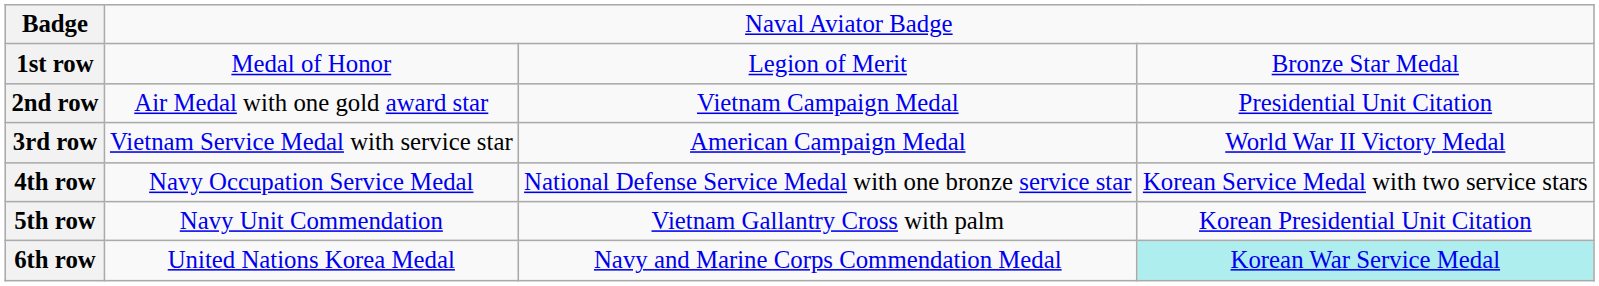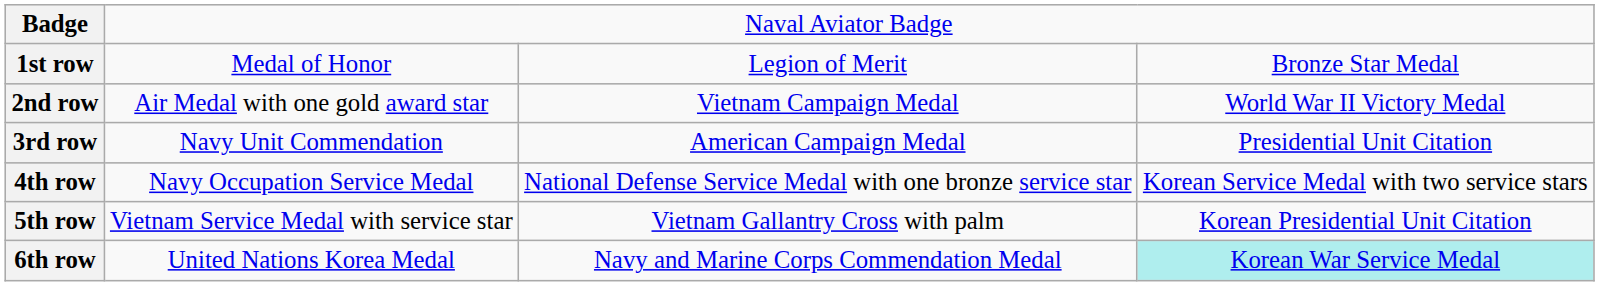(1365, 102) Presidential Unit Citation -> (1365, 102) World War II Victory Medal
(311, 142) Vietnam Service Medal with service star -> (311, 142) Navy Unit Commendation
(1365, 142) World War II Victory Medal -> (1365, 142) Presidential Unit Citation
(311, 220) Navy Unit Commendation -> (311, 220) Vietnam Service Medal with service star
